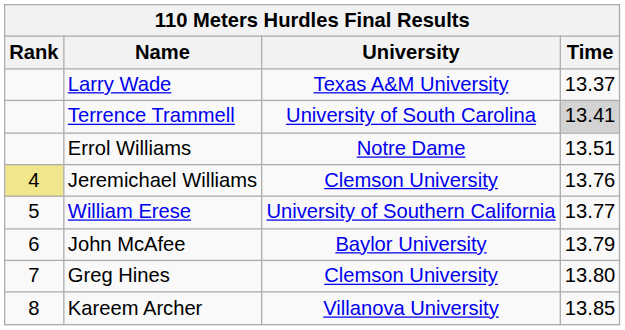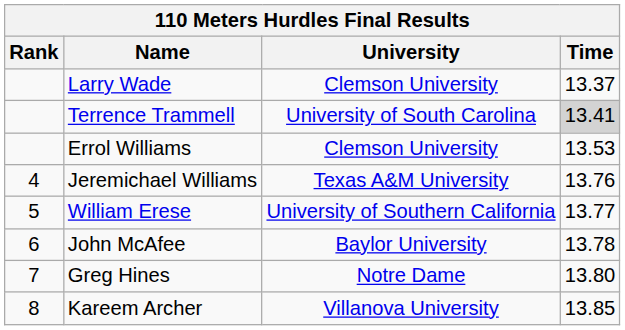(411, 84) Texas A&M University -> (411, 84) Clemson University
(411, 148) Notre Dame -> (411, 148) Clemson University
(590, 148) 13.51 -> (590, 148) 13.53
(34, 180) khaki background -> (34, 180) no background
(411, 180) Clemson University -> (411, 180) Texas A&M University
(590, 244) 13.79 -> (590, 244) 13.78
(411, 276) Clemson University -> (411, 276) Notre Dame
